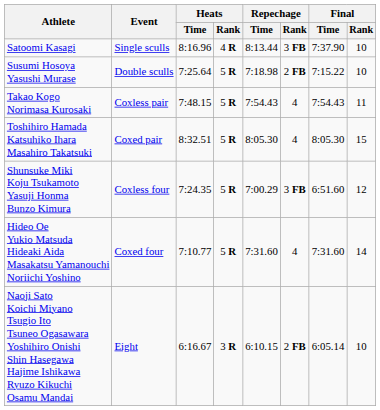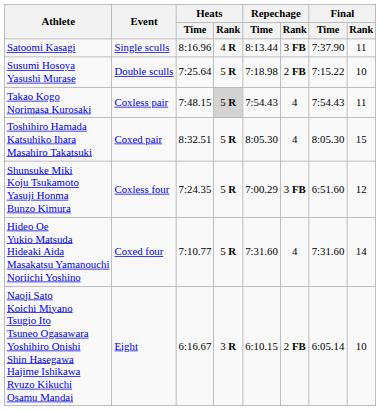(361, 48) 10 -> (361, 48) 11
(228, 103) no background -> (228, 103) lightgrey background
